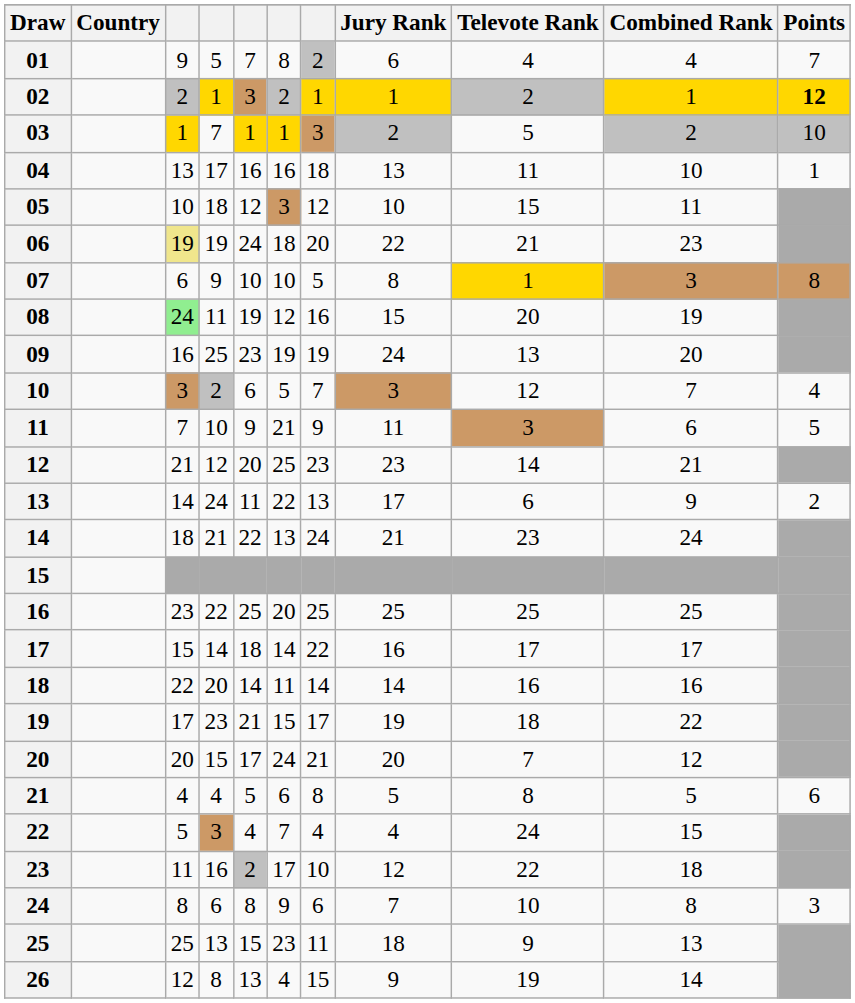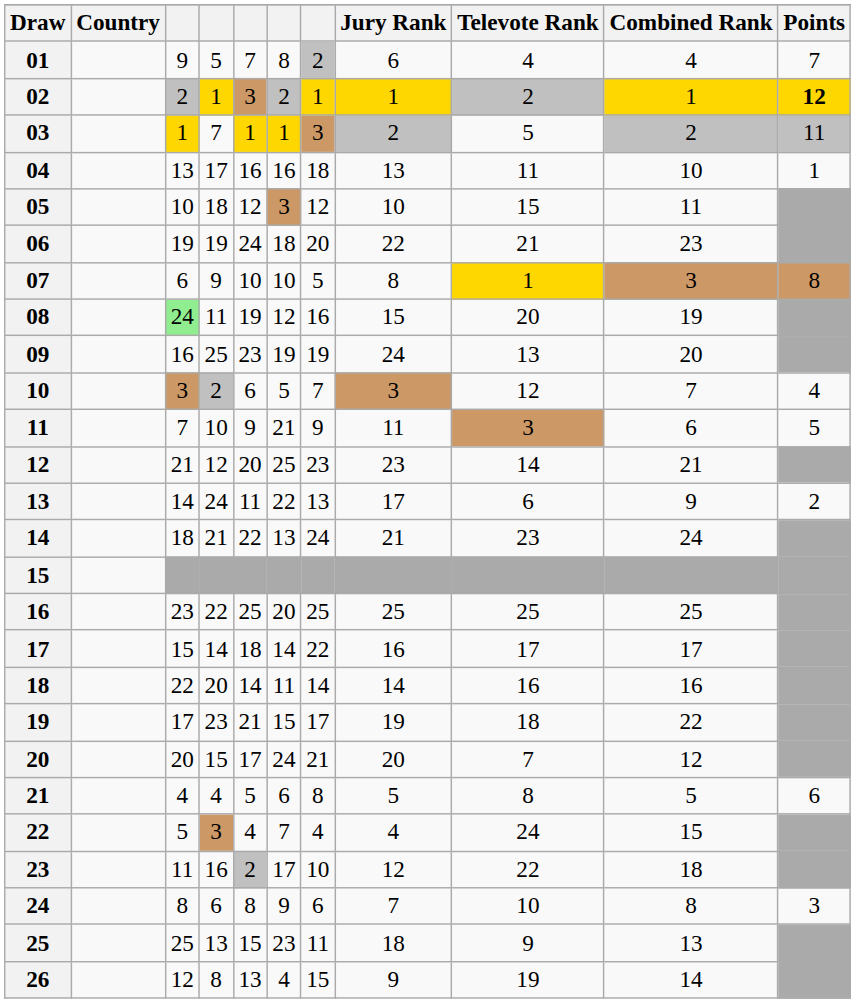(814, 133) 10 -> (814, 133) 11
(182, 243) khaki background -> (182, 243) no background
